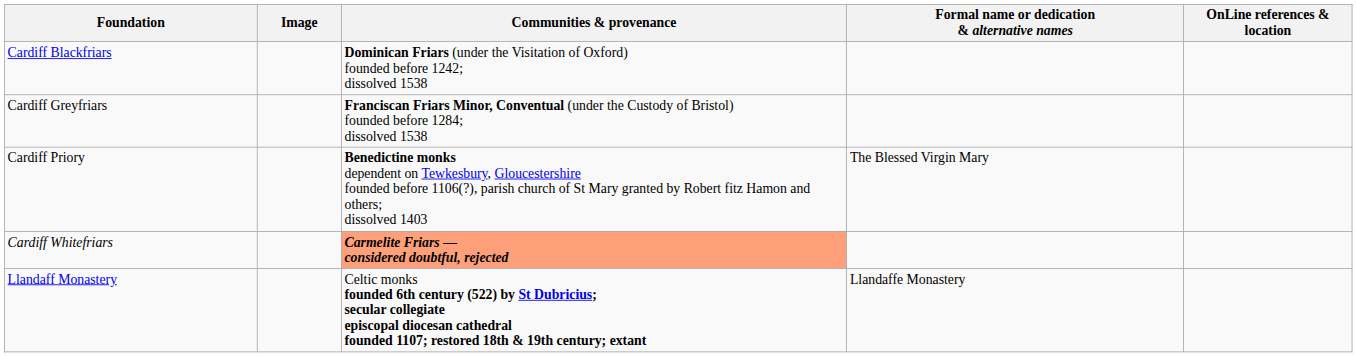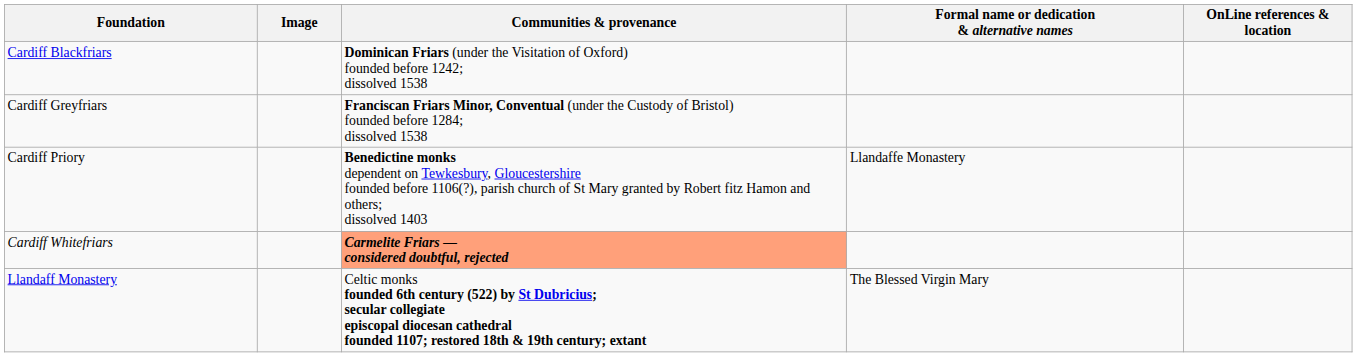(919, 158) The Blessed Virgin Mary -> (908, 158) Llandaffe Monastery
(908, 279) Llandaffe Monastery -> (919, 279) The Blessed Virgin Mary
